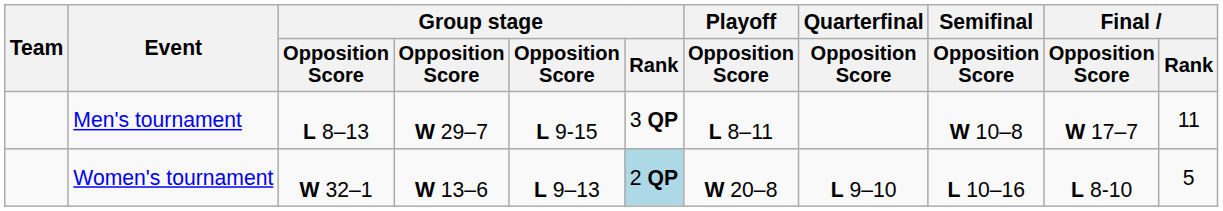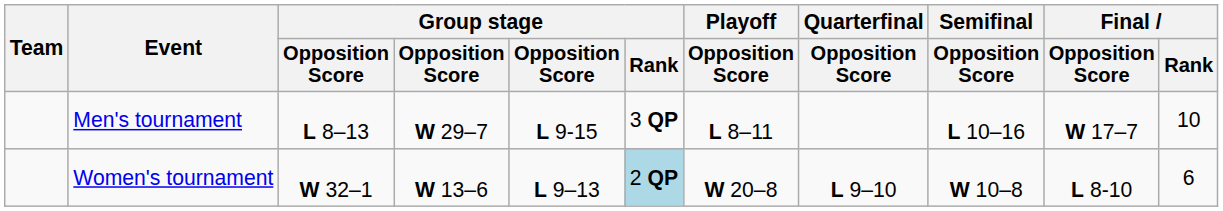(986, 132) W 10–8 -> (986, 132) L 10–16
(1189, 121) 11 -> (1189, 121) 10
(986, 189) L 10–16 -> (986, 189) W 10–8
(1189, 178) 5 -> (1189, 178) 6
